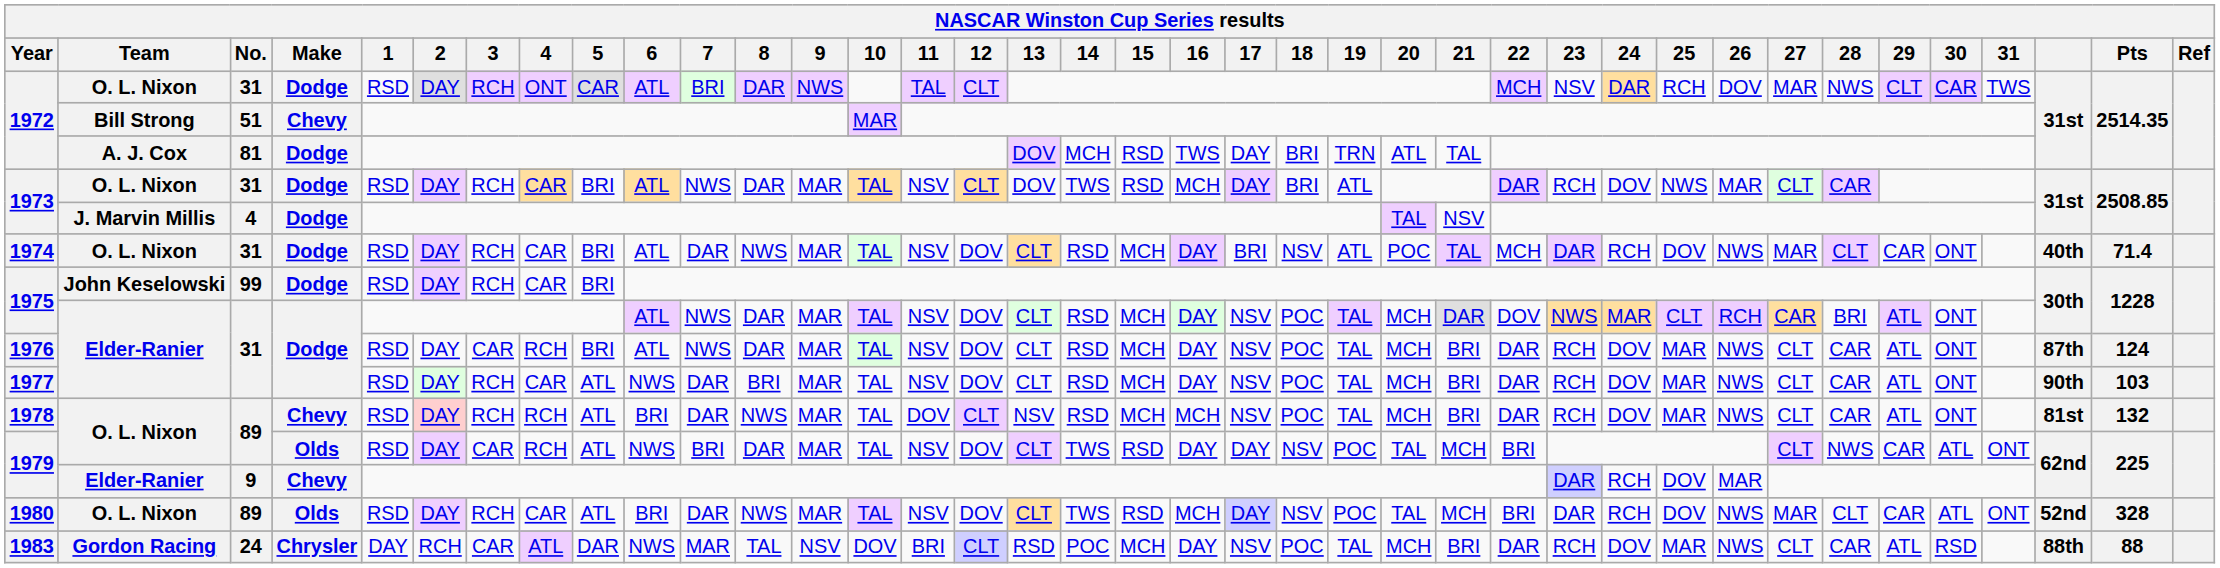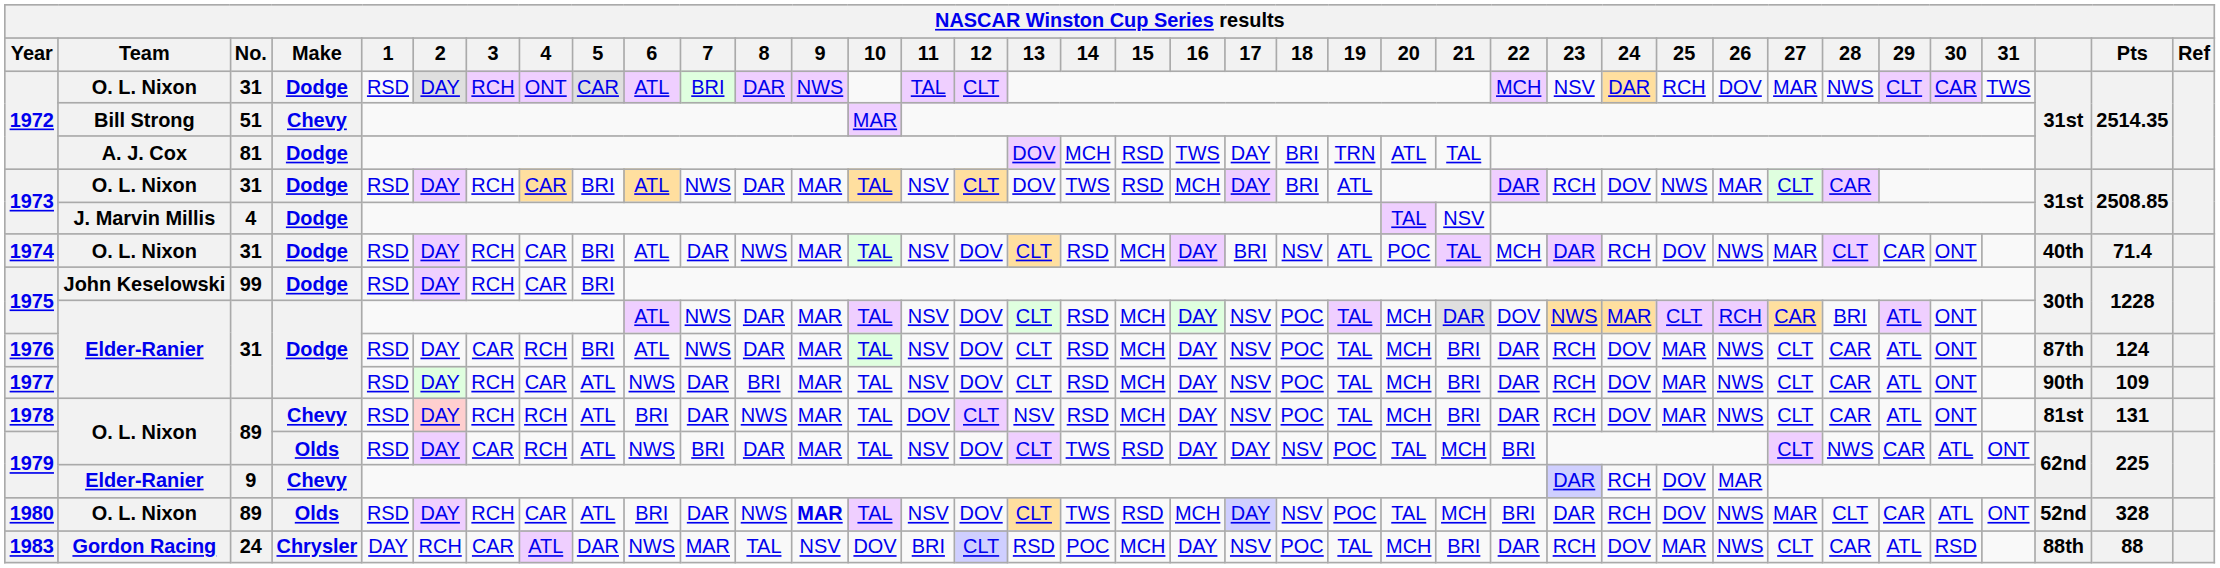(2132, 382) 103 -> (2132, 382) 109
(1198, 415) MCH -> (1198, 415) DAY
(2132, 415) 132 -> (2132, 415) 131
(820, 514) normal -> (820, 514) bold
